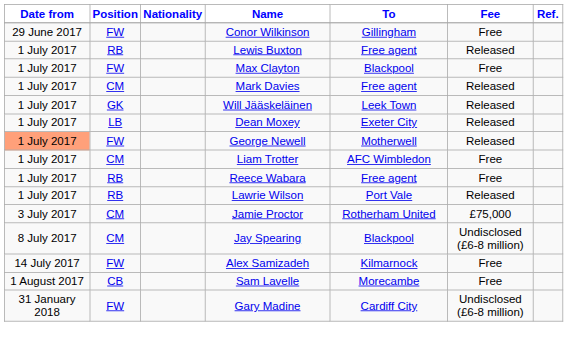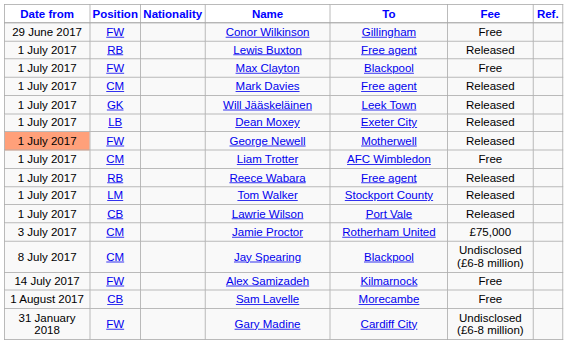(490, 178) Free -> (490, 178) Released
+ row: (268, 196)
(115, 196) RB -> (115, 214) CB
